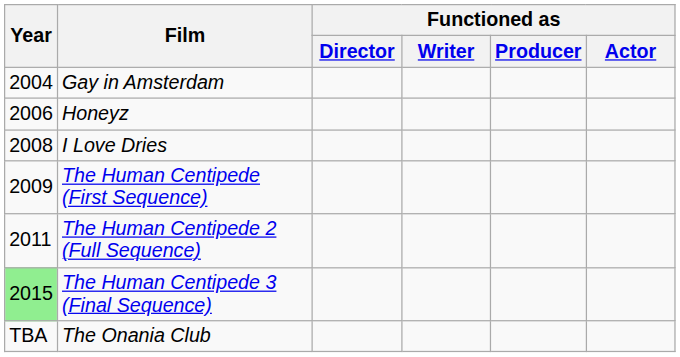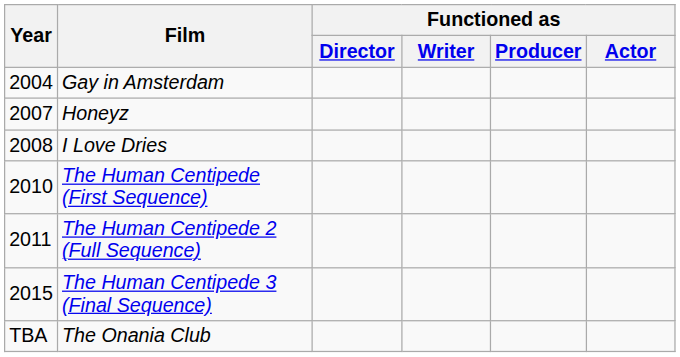(31, 113) 2006 -> (31, 113) 2007
(31, 187) 2009 -> (31, 187) 2010
(31, 293) lightgreen background -> (31, 293) no background
